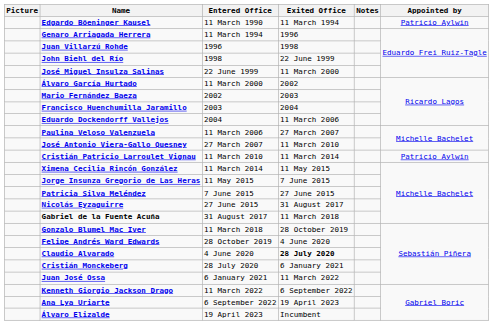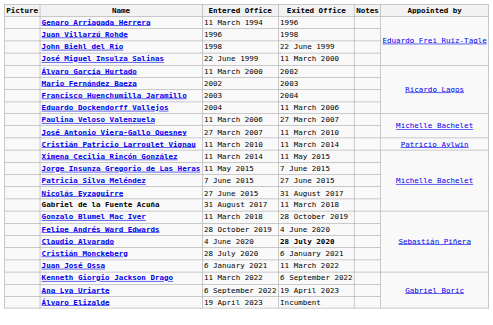- row: (96, 23)
